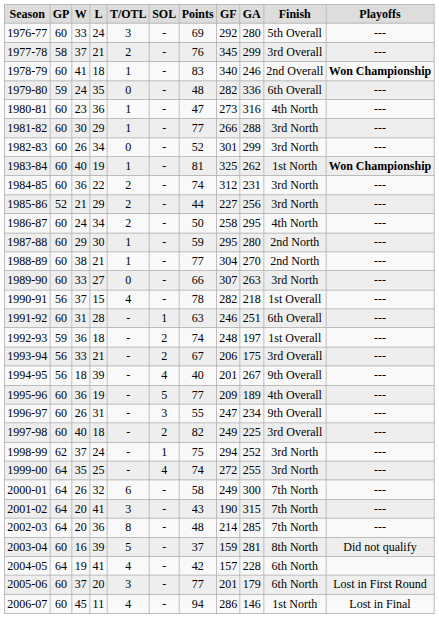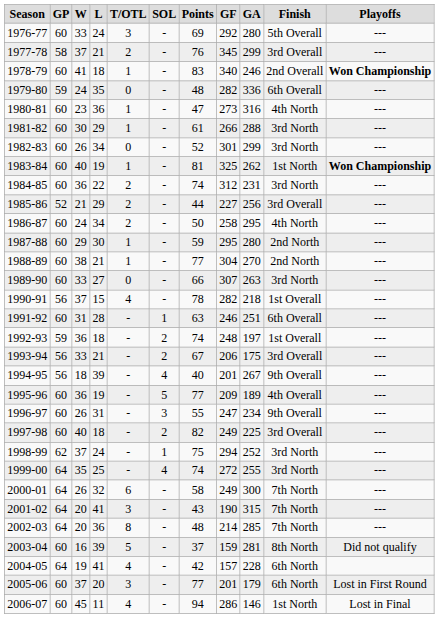(198, 128) 77 -> (198, 128) 61
(295, 204) 3rd North -> (295, 204) 3rd Overall
